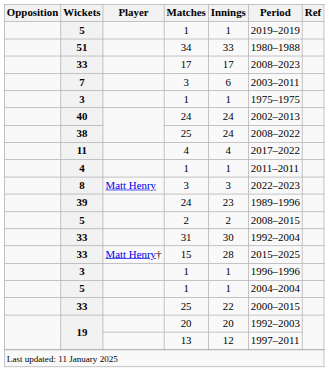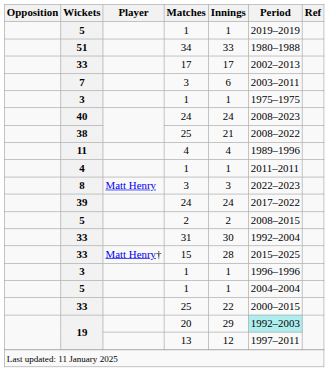(275, 64) 2008–2023 -> (275, 64) 2002–2013
(275, 116) 2002–2013 -> (275, 116) 2008–2023
(228, 133) 24 -> (228, 133) 21
(275, 151) 2017–2022 -> (275, 151) 1989–1996
(228, 202) 23 -> (228, 202) 24
(275, 202) 1989–1996 -> (275, 202) 2017–2022
(228, 323) 20 -> (228, 323) 29
(275, 323) no background -> (275, 323) paleturquoise background
